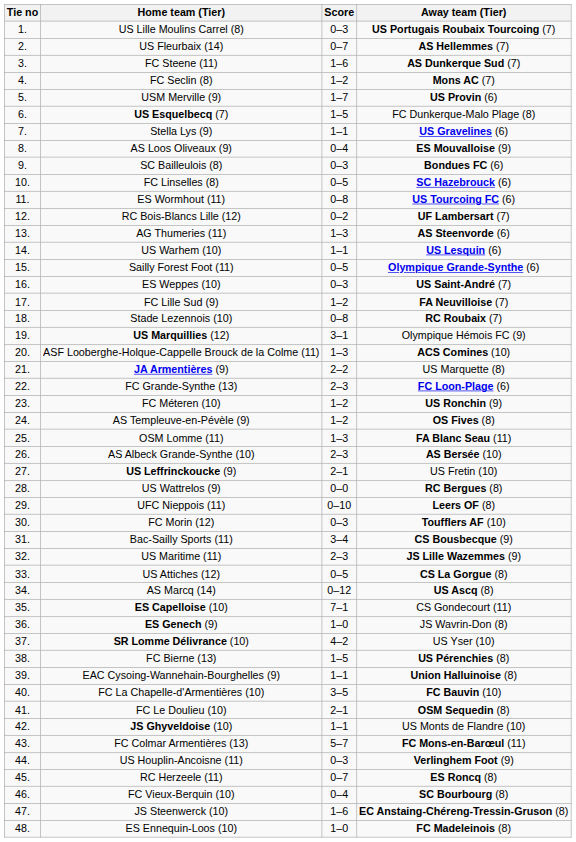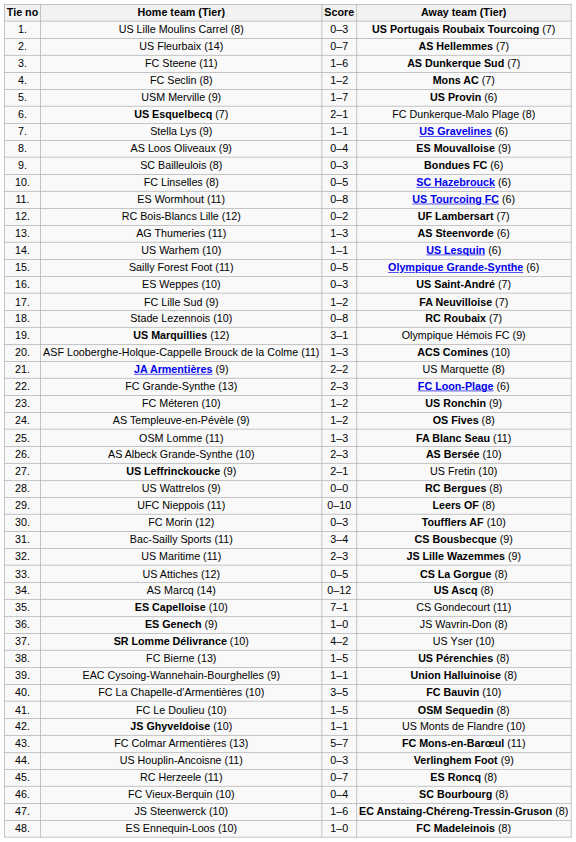(339, 115) 1–5 -> (339, 115) 2–1
(339, 710) 2–1 -> (339, 710) 1–5
